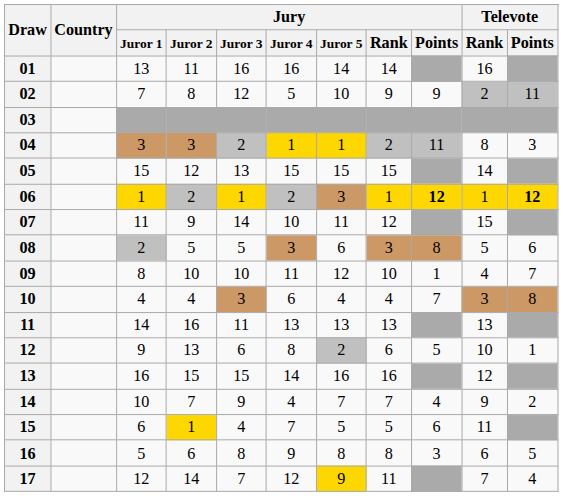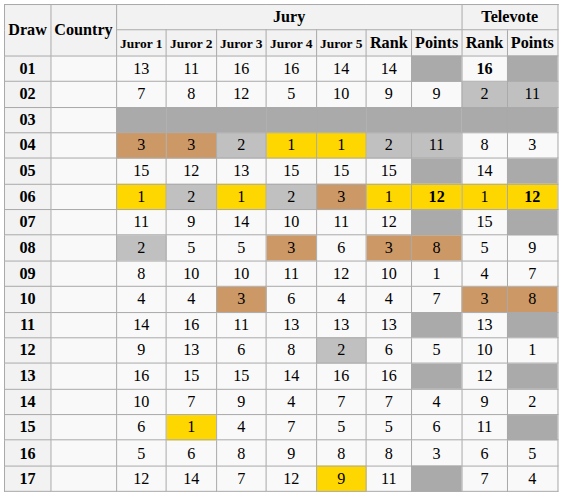(484, 68) normal -> (484, 68) bold
(532, 247) 6 -> (532, 247) 9
